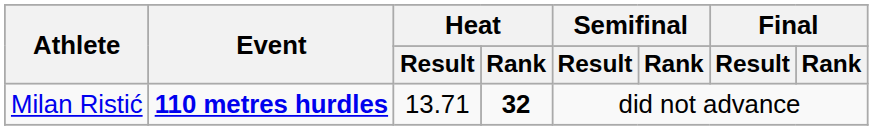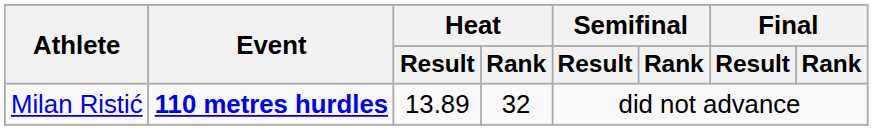(437, 105) 13.71 -> (437, 105) 13.89
(516, 105) bold -> (516, 105) normal
